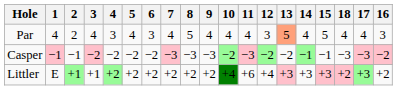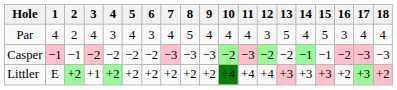columns swapped: (383, 14) <-> (344, 14)
(286, 34) lightsalmon background -> (286, 34) no background
(74, 74) +1 -> (74, 74) +2
(248, 74) +6 -> (248, 74) +4
